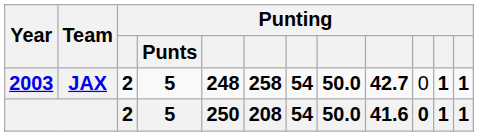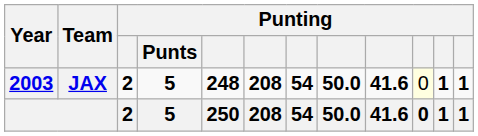(265, 83) 258 -> (265, 83) 208
(389, 83) 42.7 -> (389, 83) 41.6
(423, 83) no background -> (423, 83) lightyellow background
